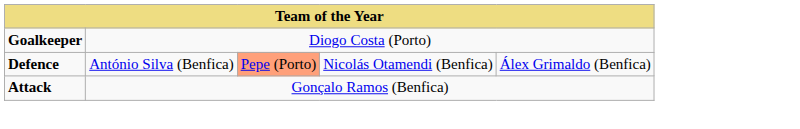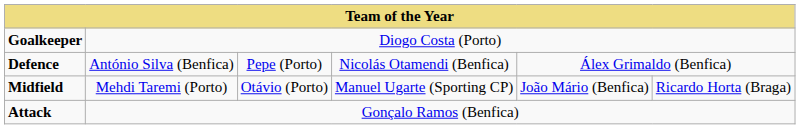(278, 64) lightsalmon background -> (284, 64) no background
+ row: (36, 87)
